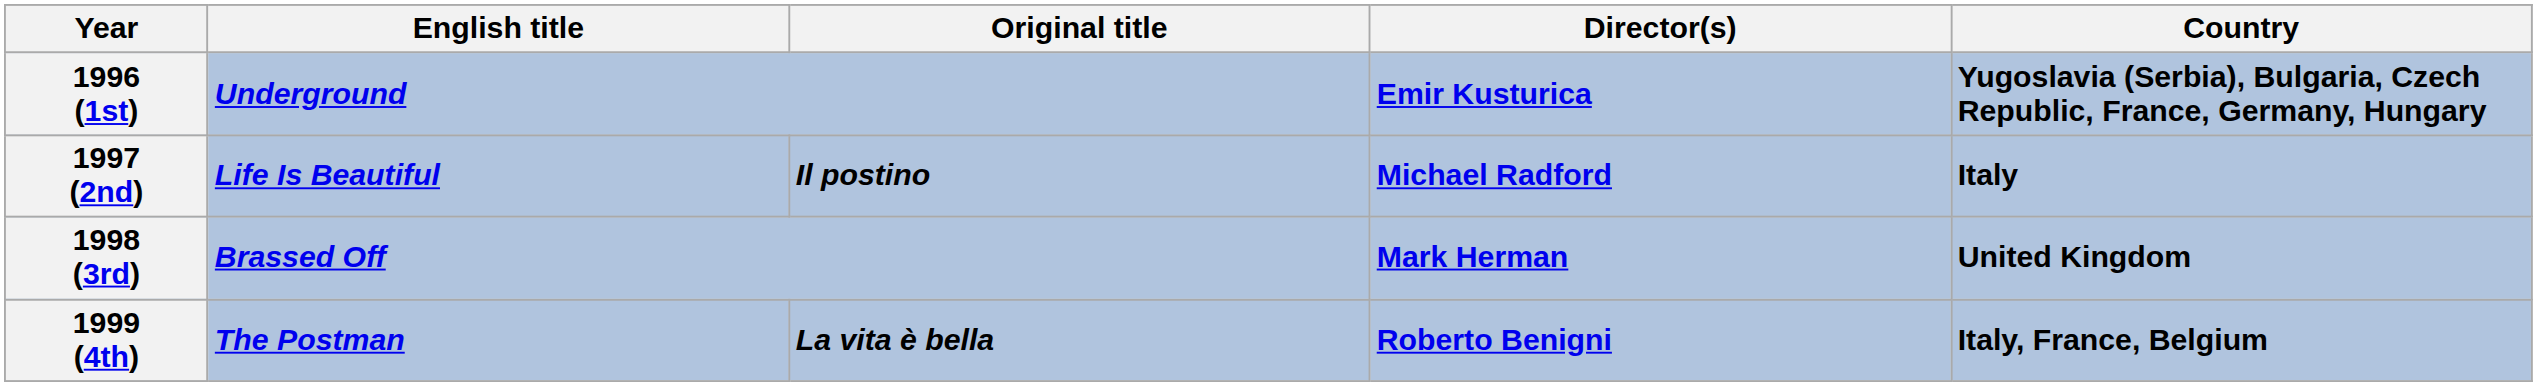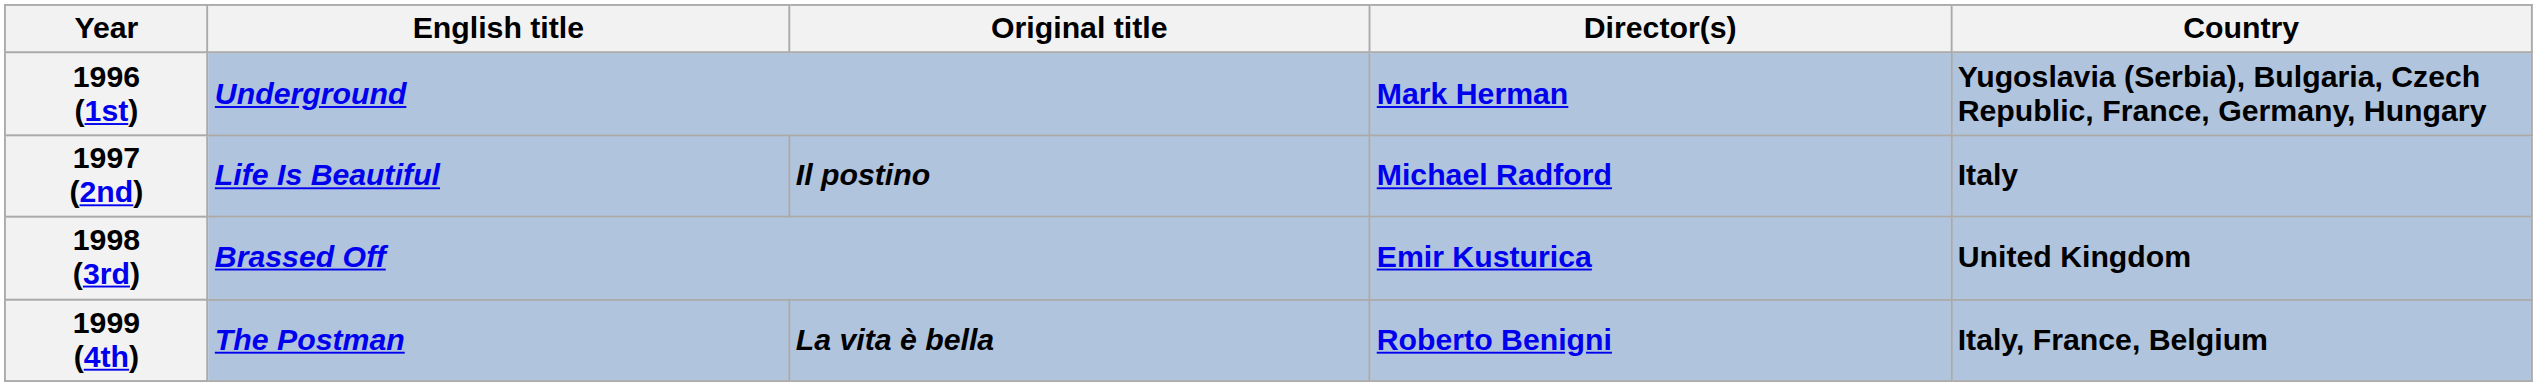(1484, 93) Emir Kusturica -> (1473, 93) Mark Herman
(1473, 257) Mark Herman -> (1484, 257) Emir Kusturica
